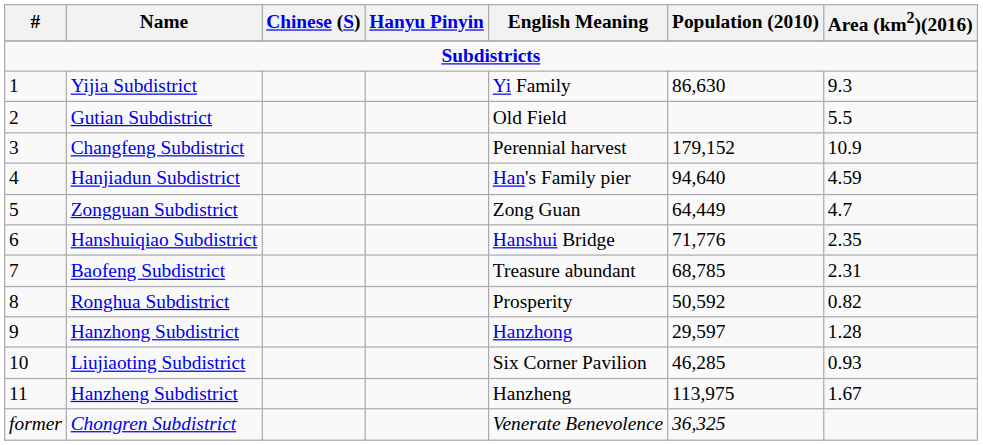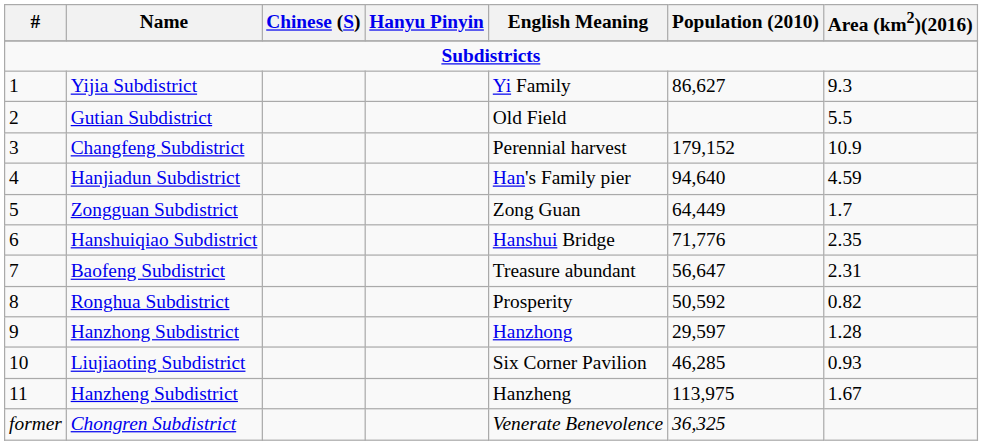(699, 86) 86,630 -> (699, 86) 86,627
(840, 209) 4.7 -> (840, 209) 1.7
(699, 270) 68,785 -> (699, 270) 56,647
